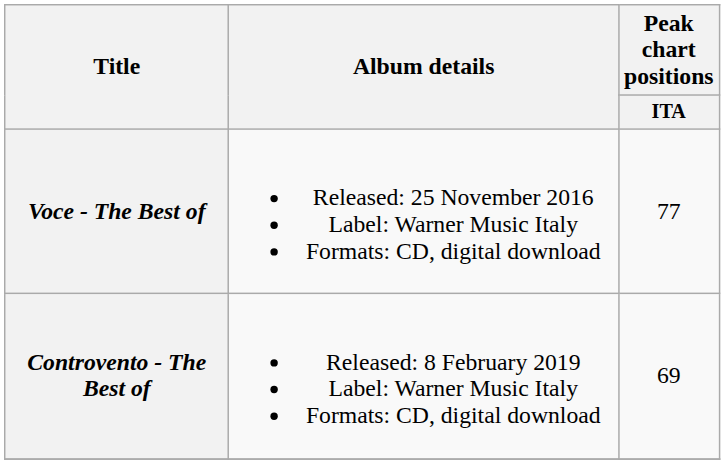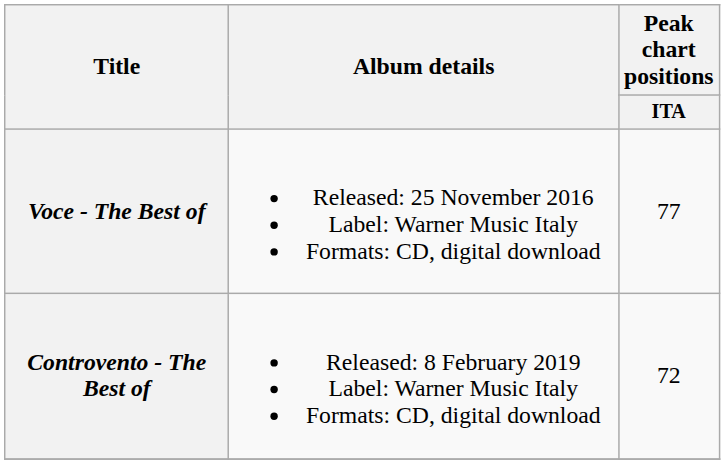(669, 375) 69 -> (669, 375) 72
